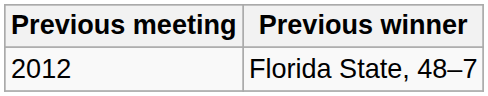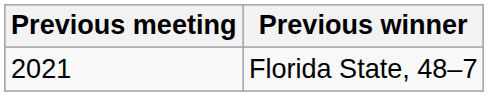(41, 68) 2012 -> (41, 68) 2021
